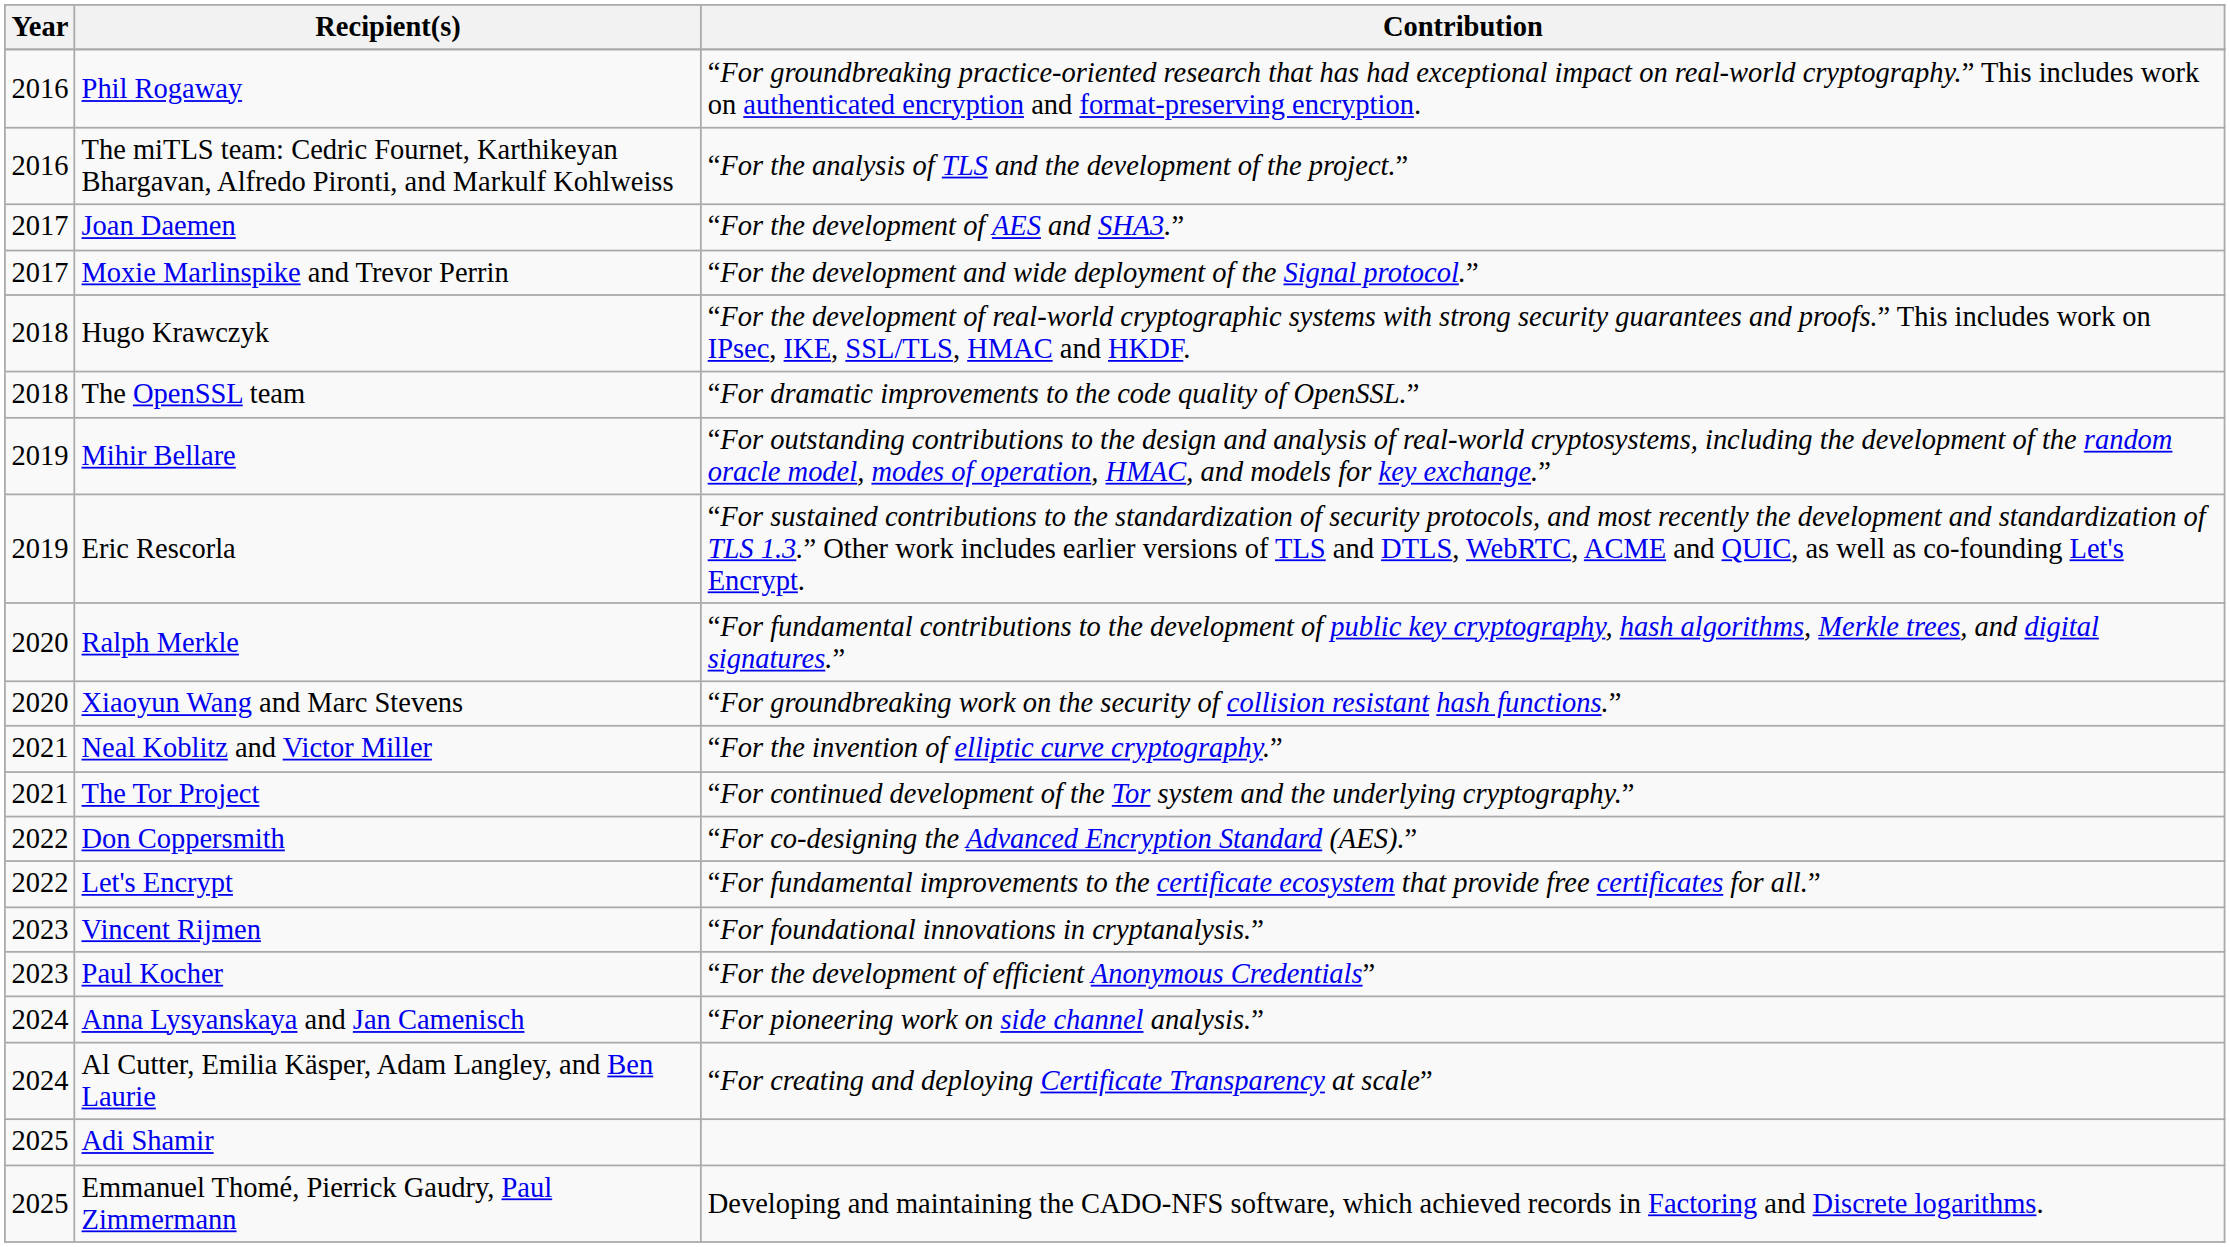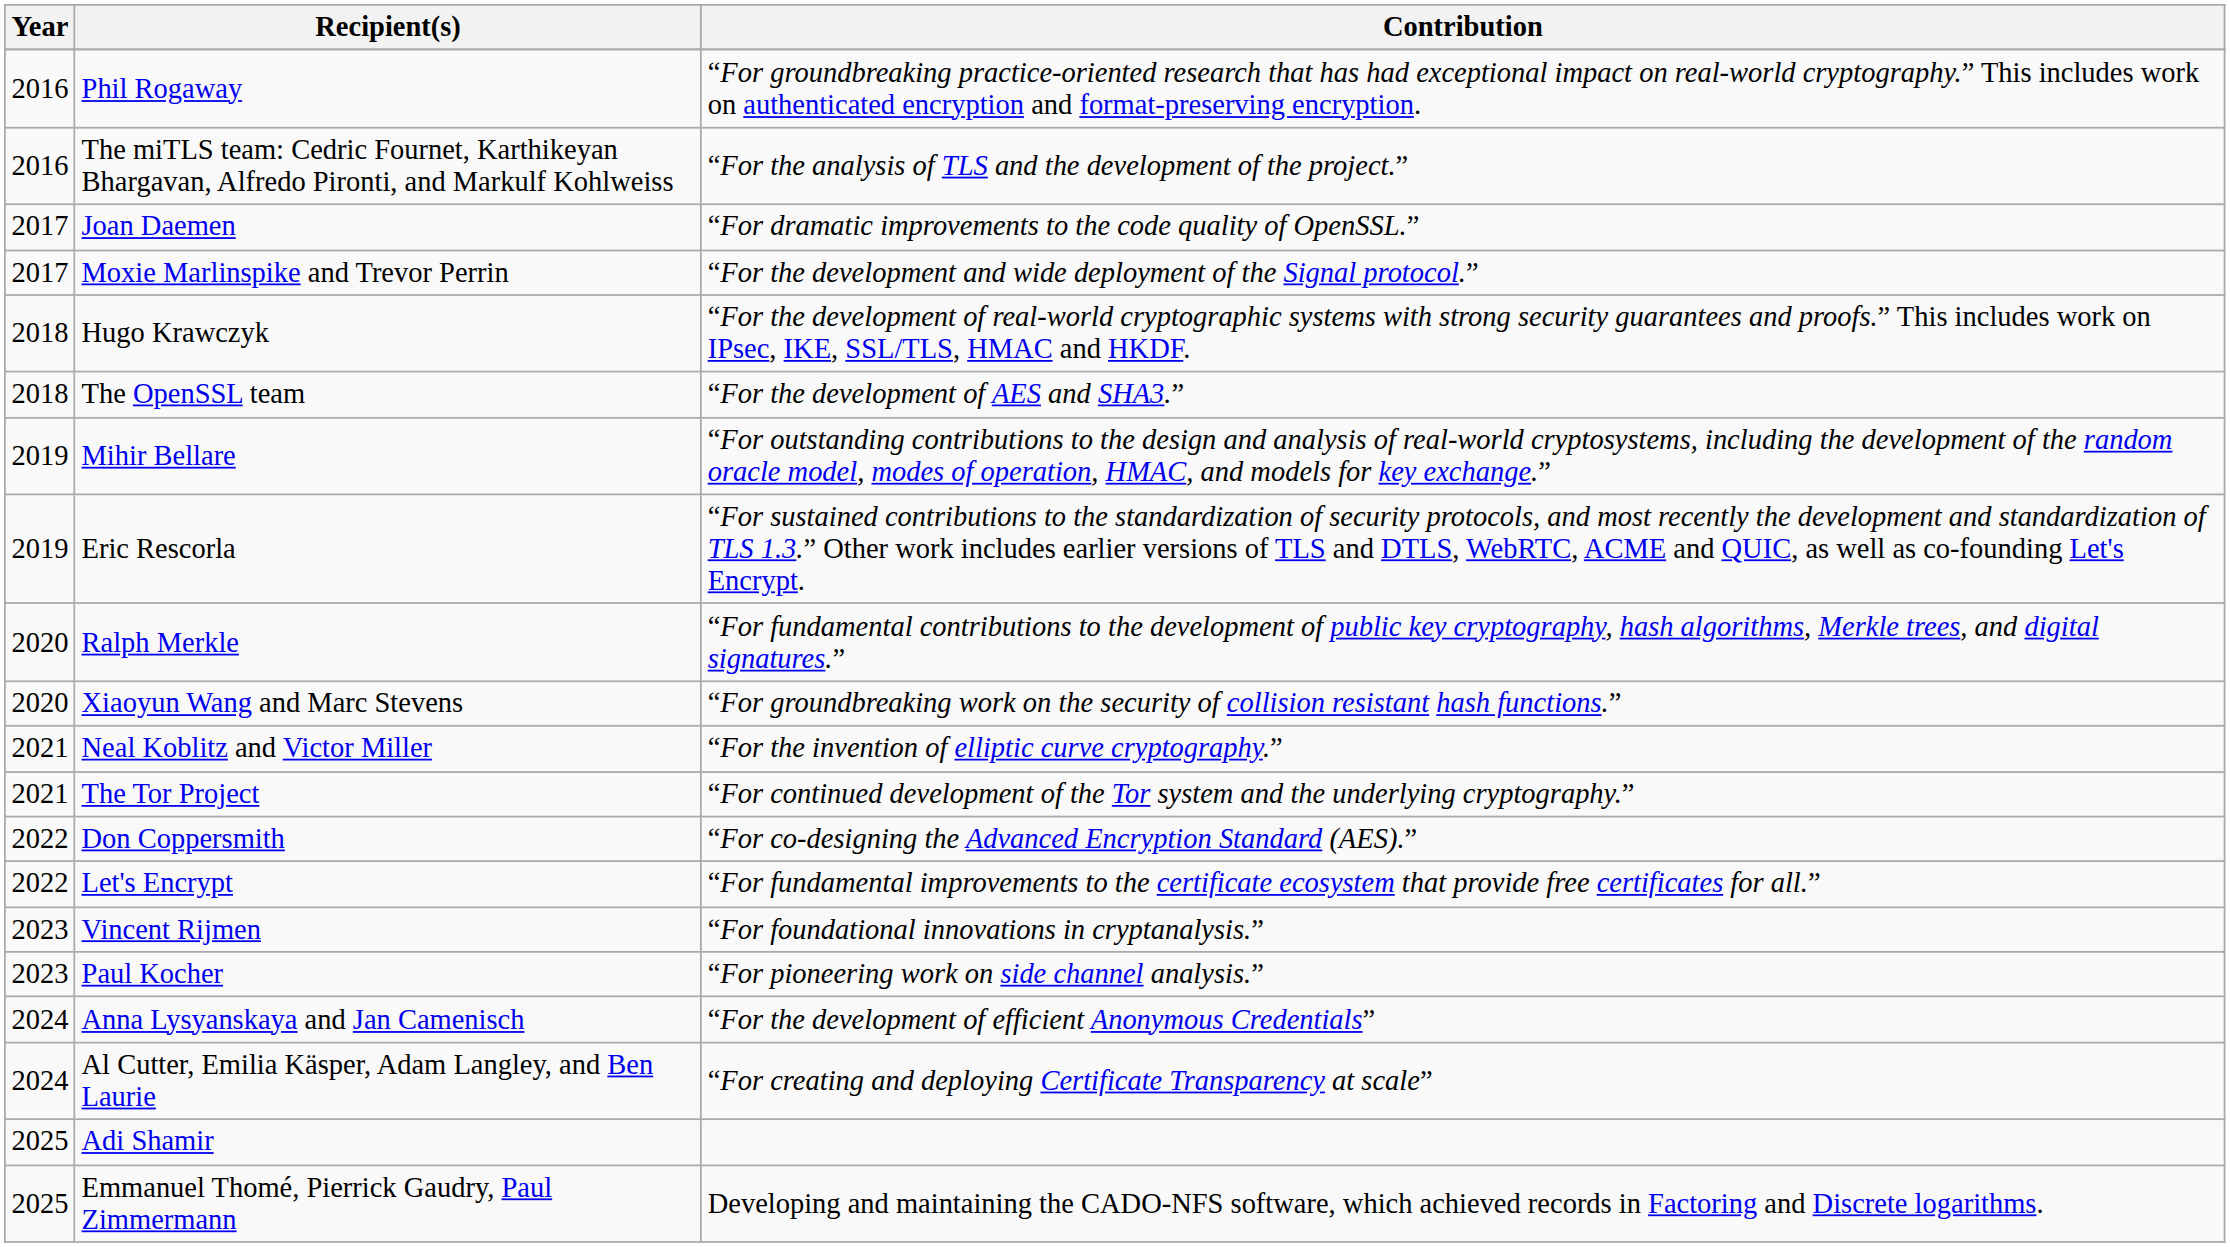(946, 226) “For the development of AES and SHA3.” -> (1064, 226) “For dramatic improvements to the code quality of OpenSSL.”
(1064, 394) “For dramatic improvements to the code quality of OpenSSL.” -> (946, 394) “For the development of AES and SHA3.”
(1041, 974) “For the development of efficient Anonymous Credentials” -> (986, 974) “For pioneering work on side channel analysis.”
(986, 1019) “For pioneering work on side channel analysis.” -> (1041, 1019) “For the development of efficient Anonymous Credentials”
